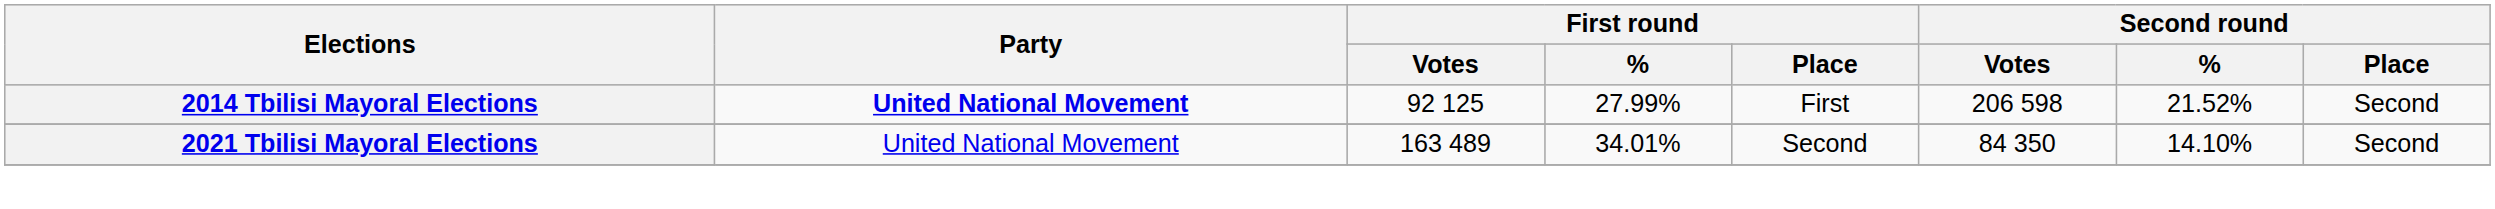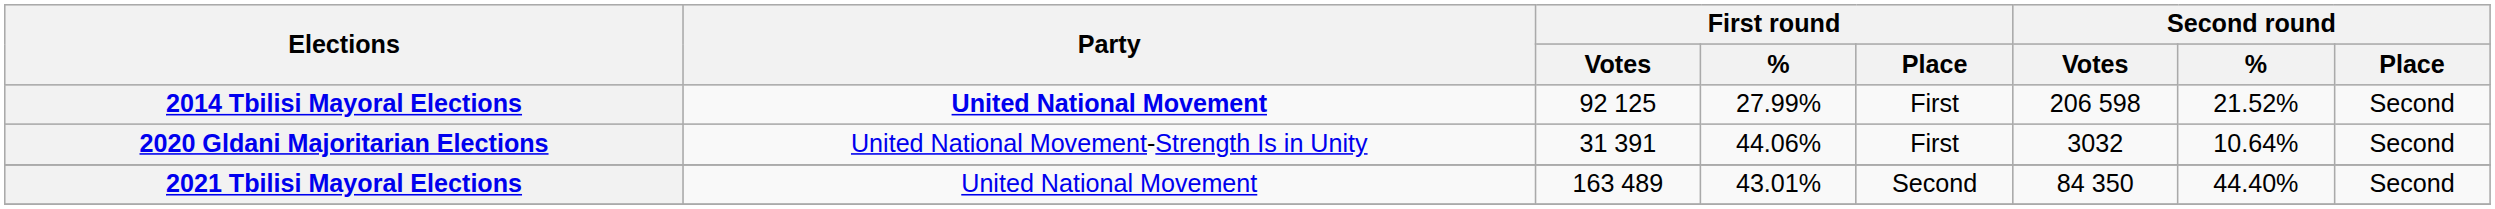+ row: (344, 143)
(1638, 143) 34.01% -> (1779, 183) 43.01%
(2210, 143) 14.10% -> (2256, 183) 44.40%
